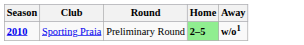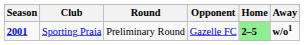+ column: (213, 13)
(17, 31) 2010 -> (17, 31) 2001
